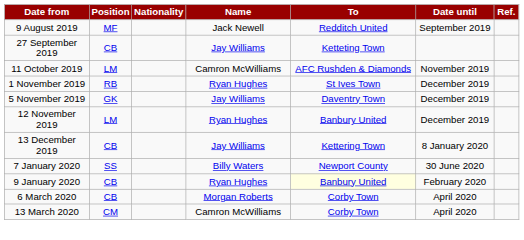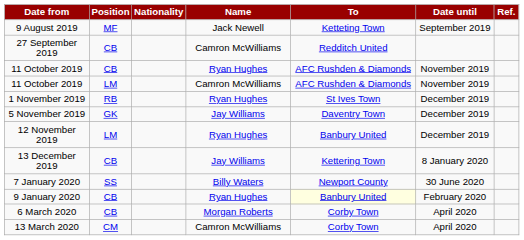(353, 28) Redditch United -> (353, 28) Ketteting Town
(238, 48) Jay Williams -> (238, 48) Camron McWilliams
(353, 48) Ketteting Town -> (353, 48) Redditch United
+ row: (47, 69)
